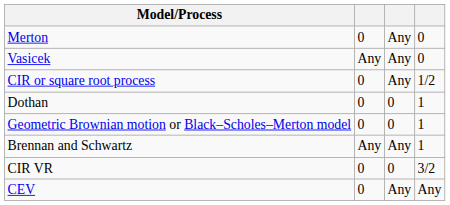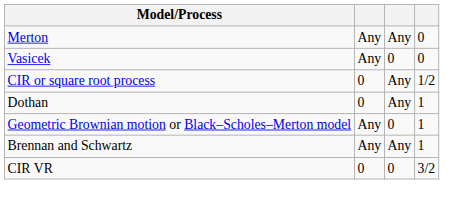(361, 37) 0 -> (369, 37) Any
(399, 59) Any -> (391, 59) 0
(391, 102) 0 -> (399, 102) Any
(361, 124) 0 -> (369, 124) Any
- row: (21, 189)
